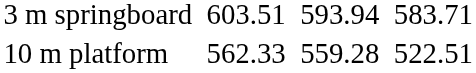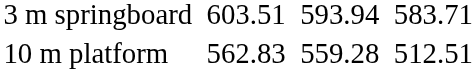(246, 53) 562.33 -> (246, 53) 562.83
(433, 53) 522.51 -> (433, 53) 512.51
